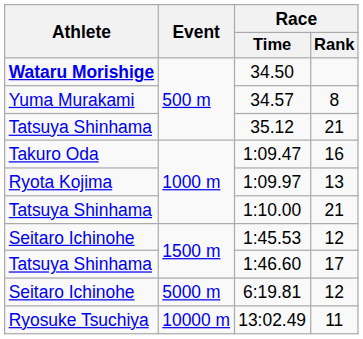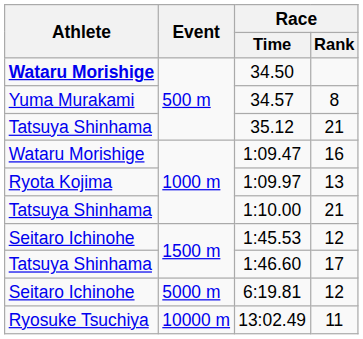(54, 155) Takuro Oda -> (77, 155) Wataru Morishige
